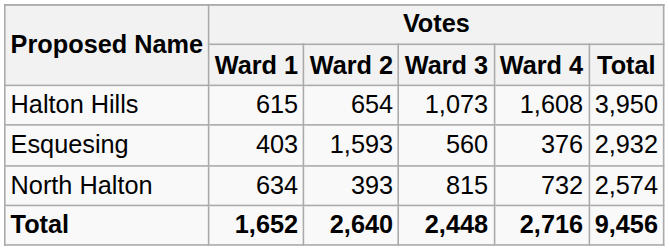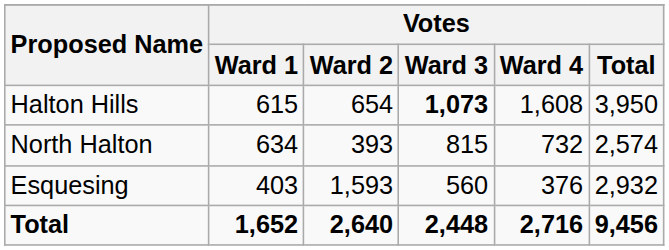(456, 104) normal -> (456, 104) bold
rows swapped: (70, 144) <-> (82, 184)
